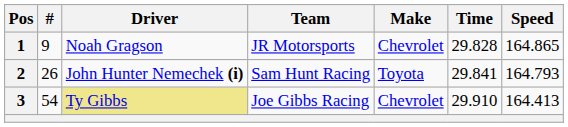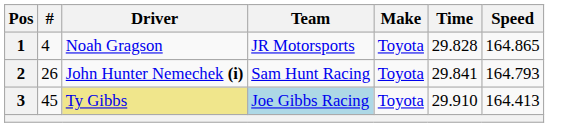(45, 46) 9 -> (45, 46) 4
(411, 46) Chevrolet -> (401, 46) Toyota
(50, 101) 54 -> (50, 101) 45
(310, 101) no background -> (310, 101) lightblue background
(411, 101) Chevrolet -> (401, 101) Toyota
